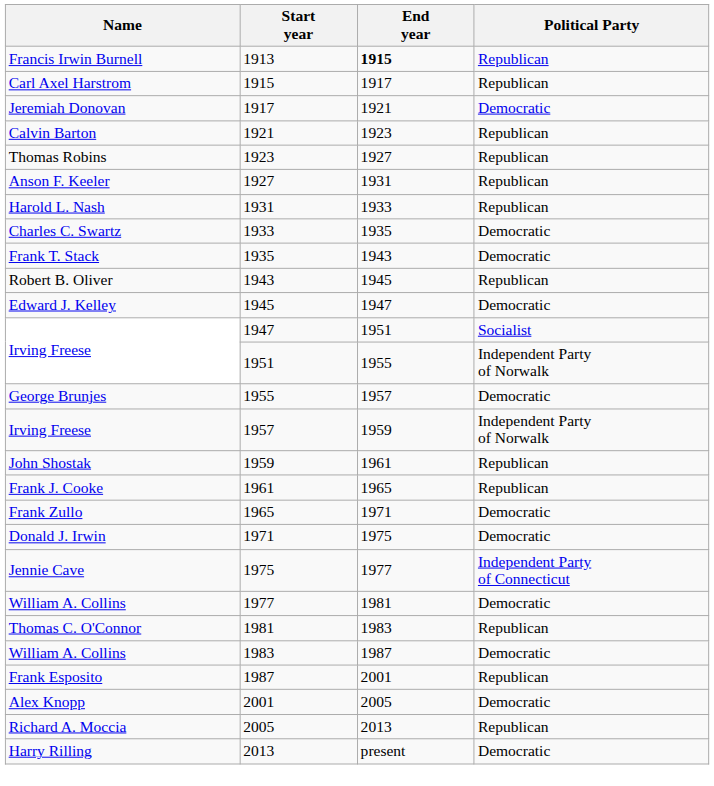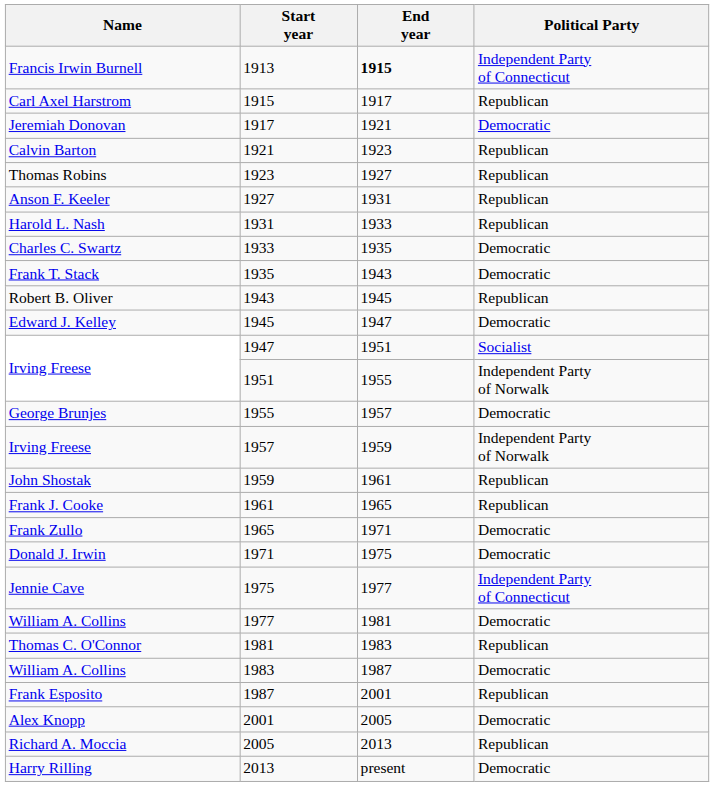(513, 58) Republican -> (535, 67) Independent Party of Connecticut
